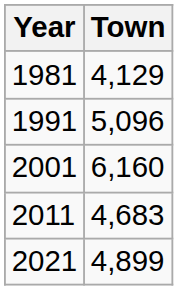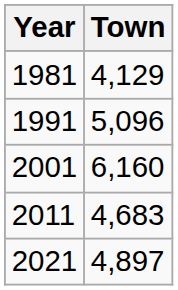(128, 261) 4,899 -> (128, 261) 4,897
